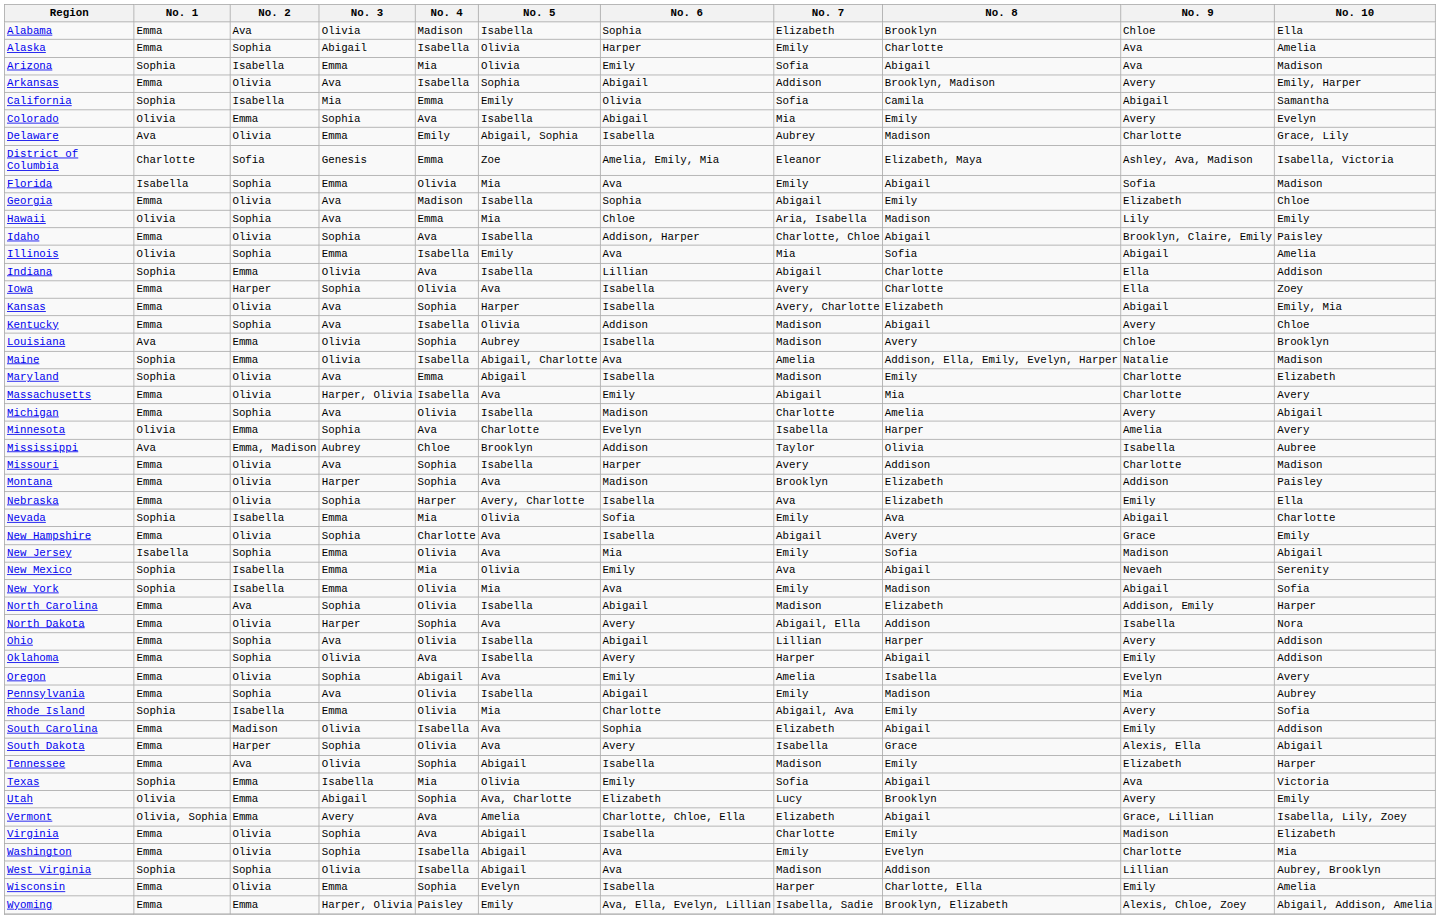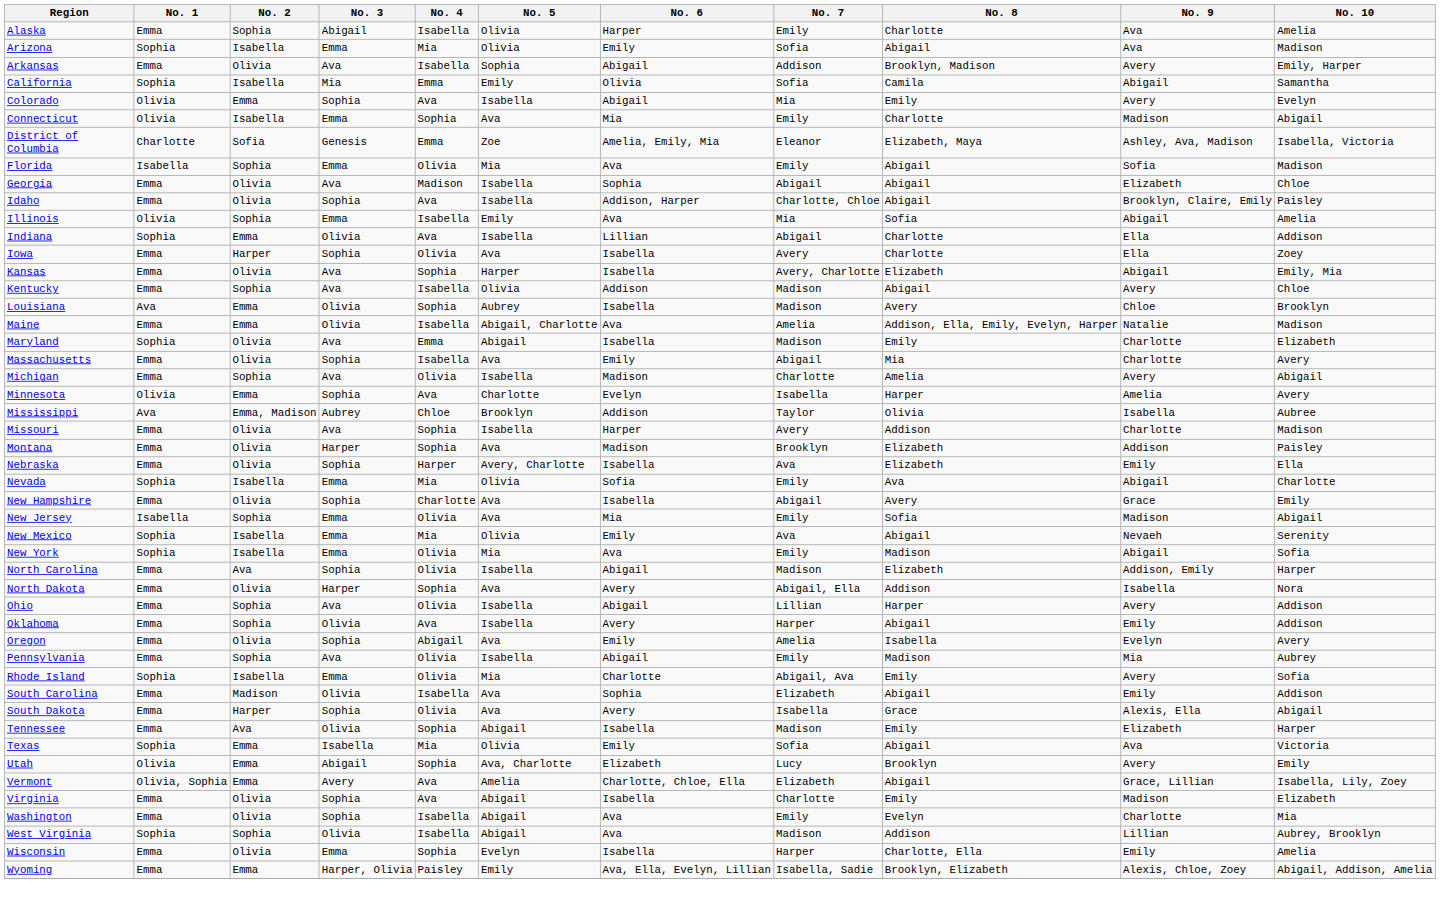- row: (30, 31)
+ row: (43, 119)
- row: (33, 136)
(901, 202) Emily -> (908, 184) Abigail
- row: (26, 219)
(156, 360) Sophia -> (150, 325) Emma
(367, 395) Harper, Olivia -> (341, 360) Sophia
